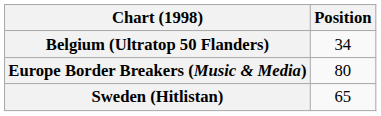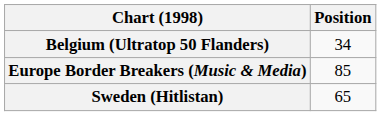(343, 70) 80 -> (343, 70) 85
